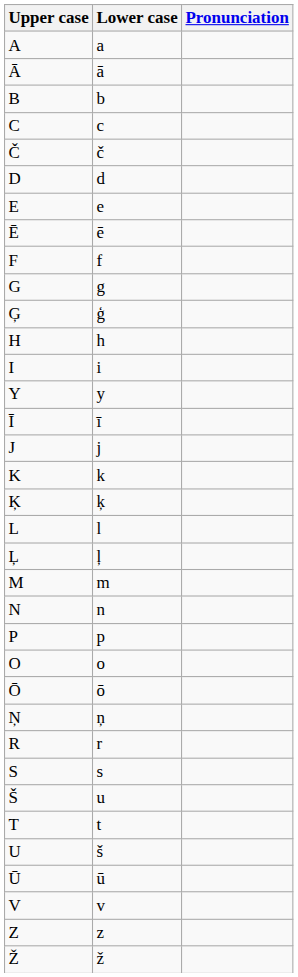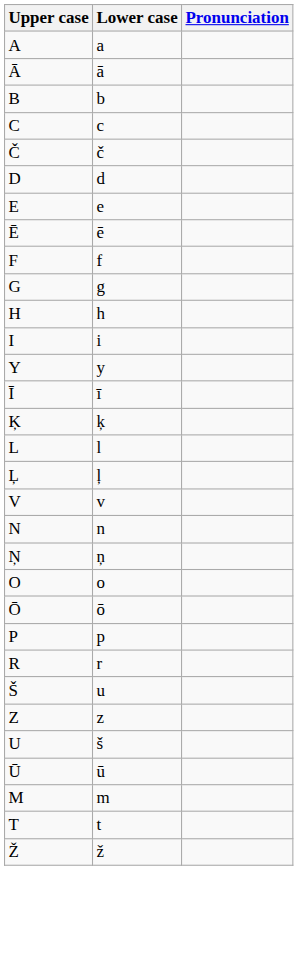- row: (15, 313)
- row: (12, 448)
- row: (15, 475)
rows swapped: (16, 582) <-> (15, 905)
rows swapped: (15, 717) <-> (13, 636)
- row: (13, 771)
rows swapped: (14, 824) <-> (14, 932)
